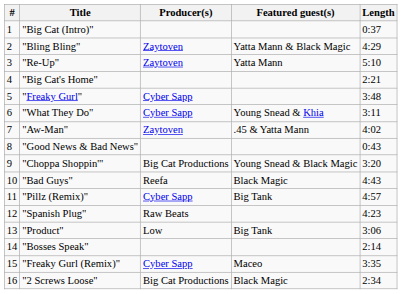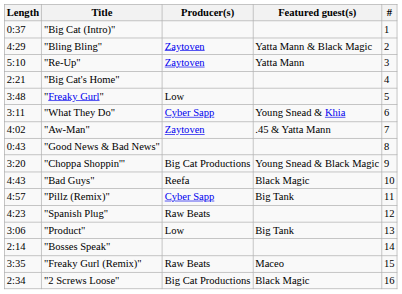columns swapped: (12, 12) <-> (378, 12)
(168, 96) Cyber Sapp -> (174, 96) Low
(168, 264) Cyber Sapp -> (187, 264) Raw Beats
